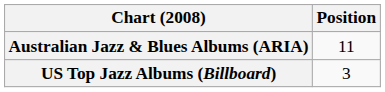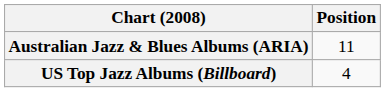(346, 73) 3 -> (346, 73) 4
